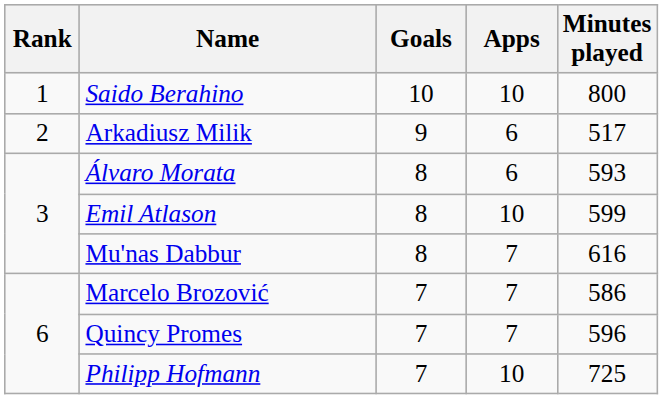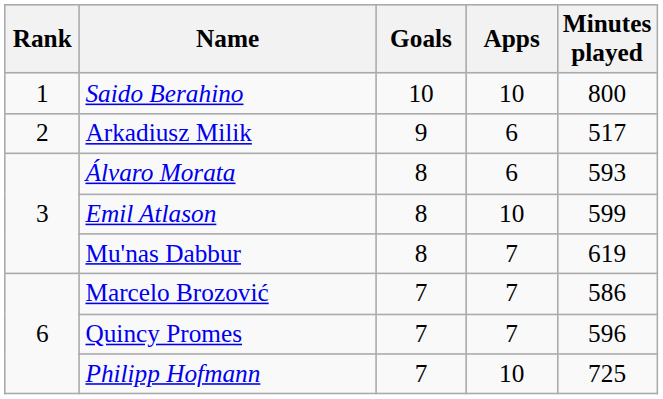(607, 253) 616 -> (607, 253) 619
